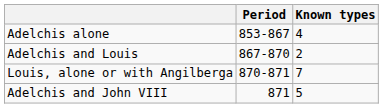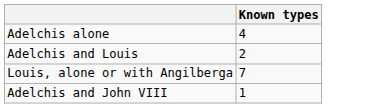- column: (264, 14)
(299, 93) 5 -> (242, 93) 1
